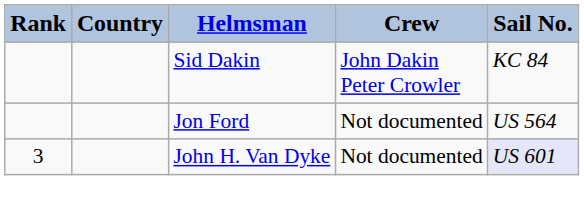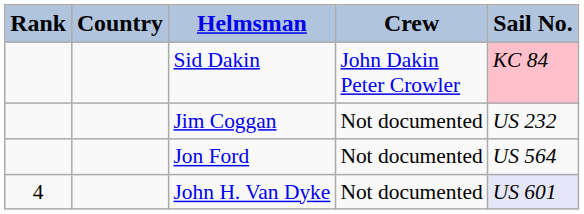(520, 60) no background -> (520, 60) pink background
+ row: (225, 120)
(38, 156) 3 -> (38, 191) 4
